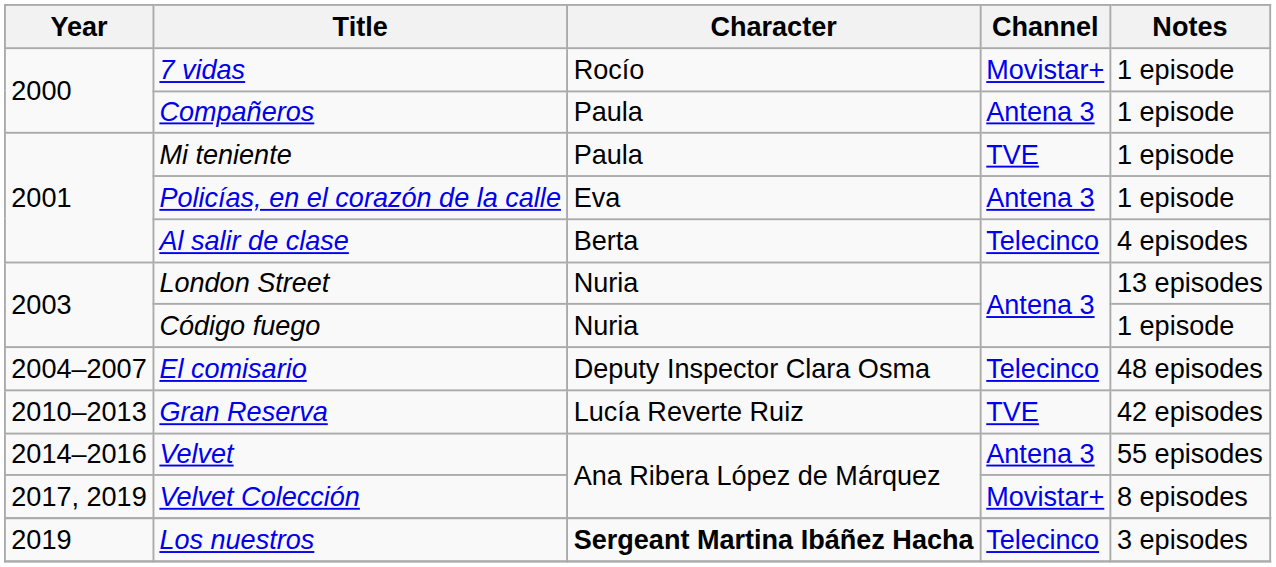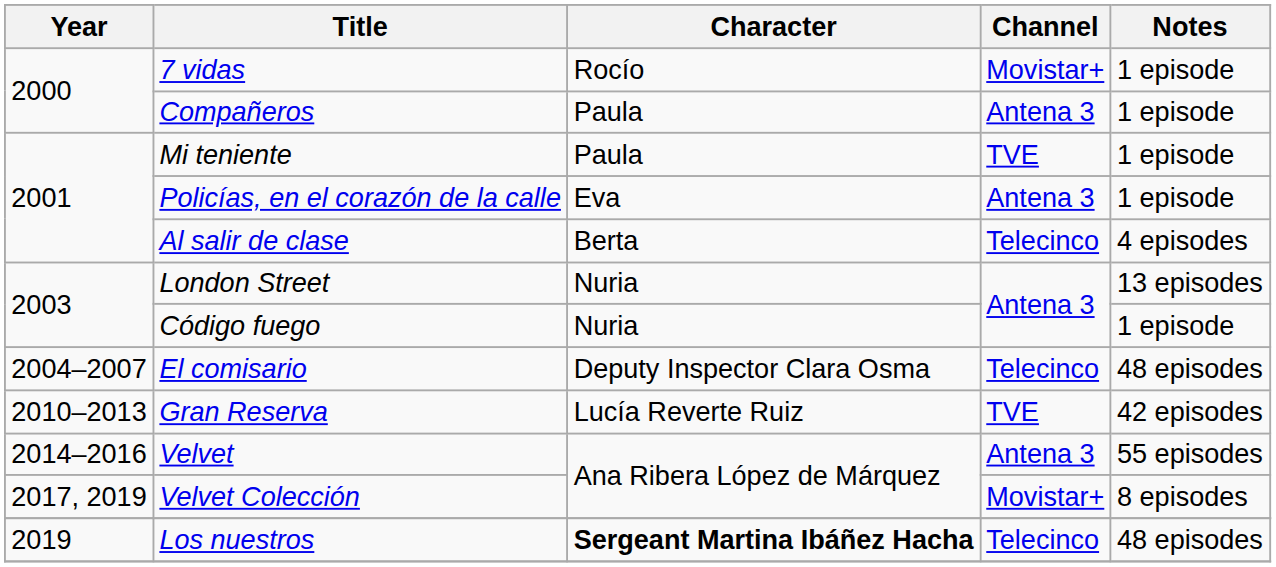(1182, 540) 3 episodes -> (1190, 540) 48 episodes
